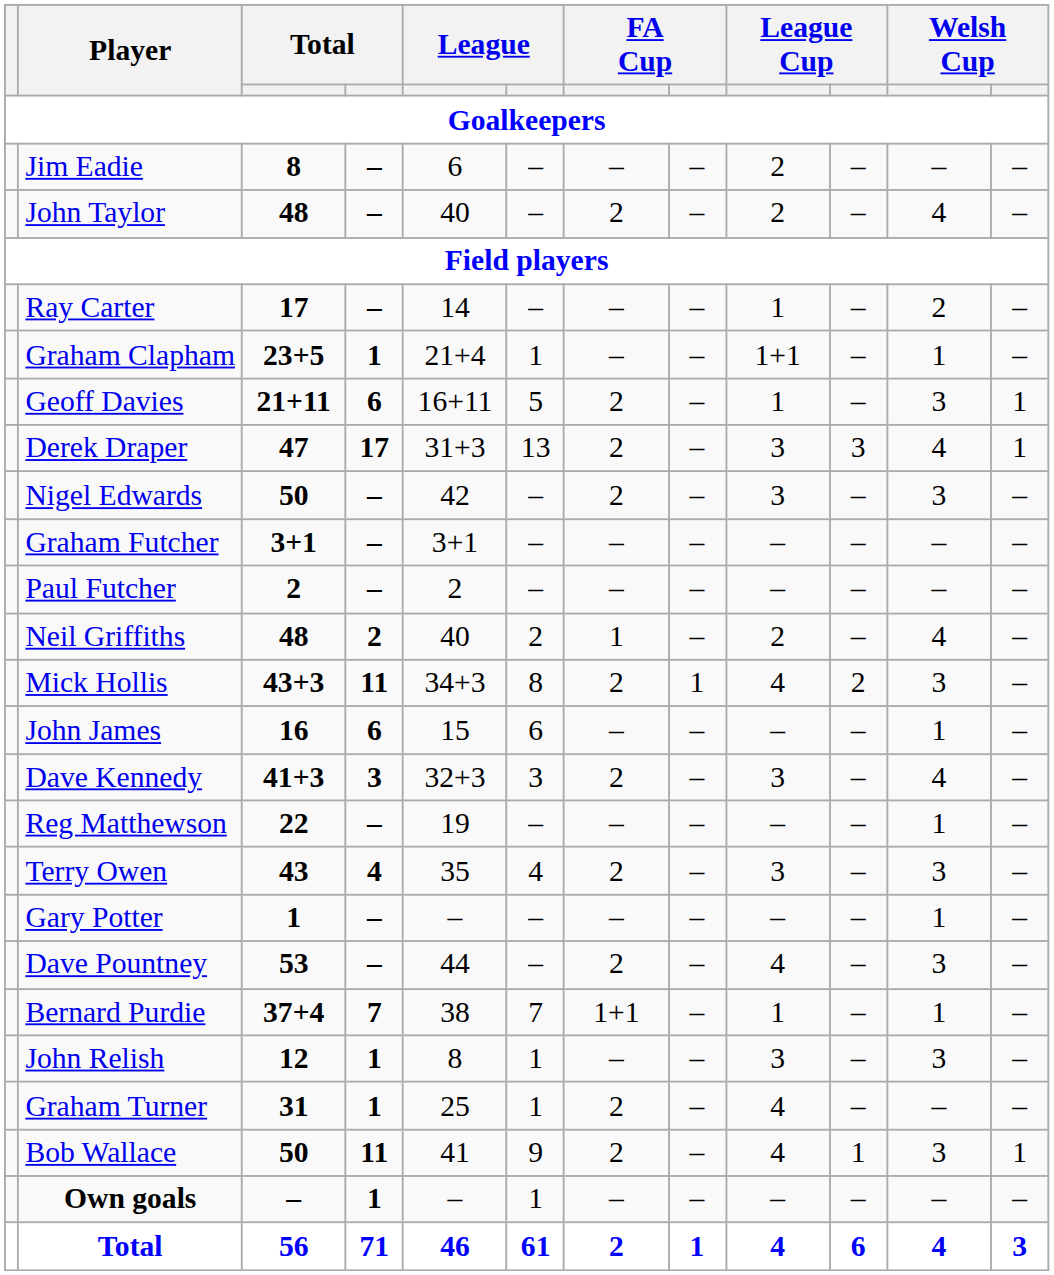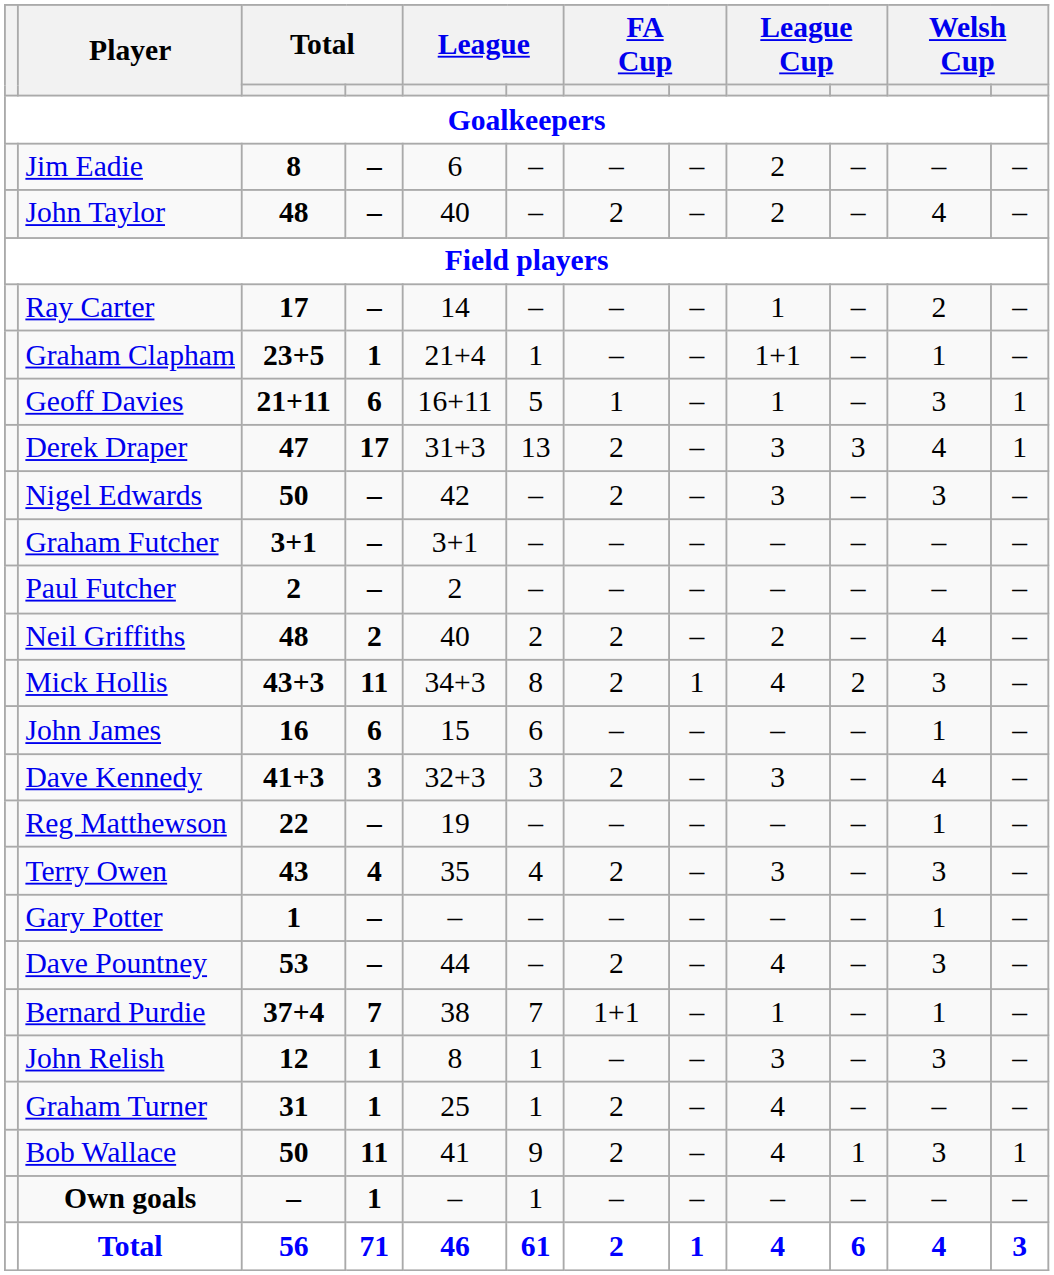(616, 401) 2 -> (616, 401) 1
(616, 635) 1 -> (616, 635) 2
